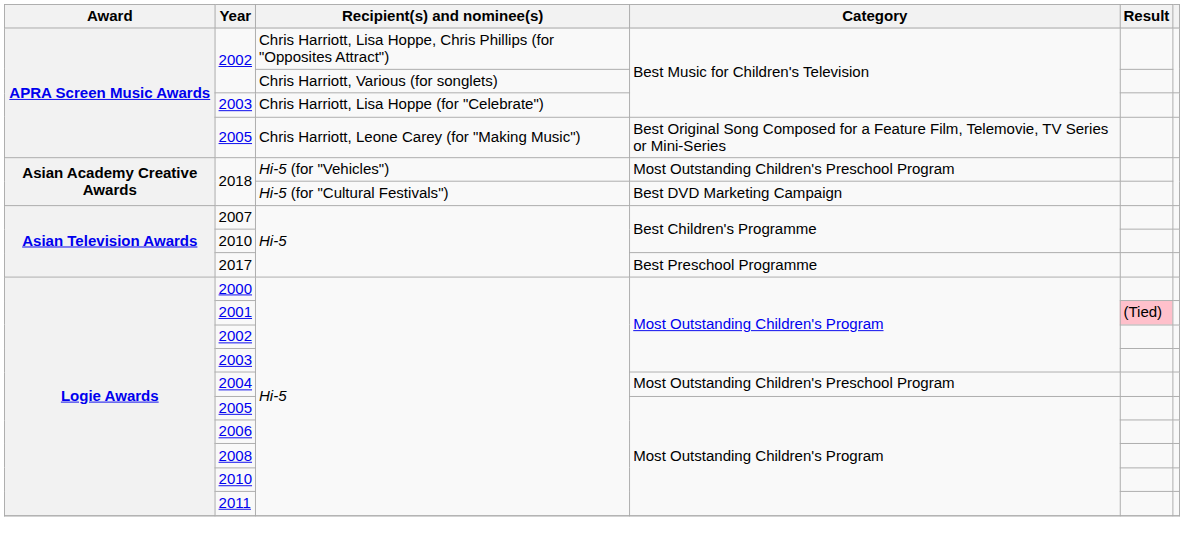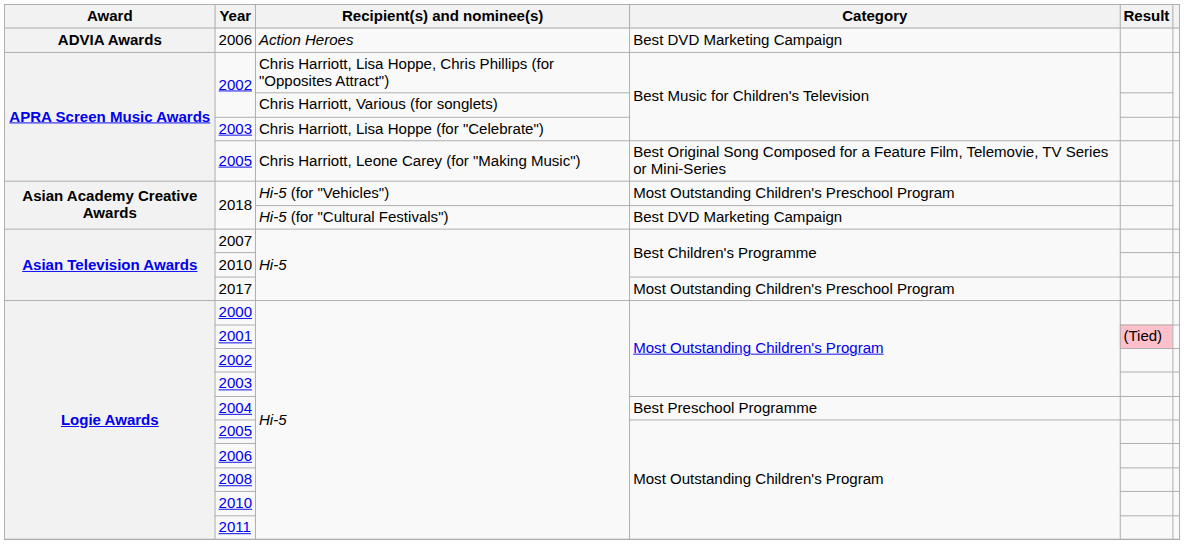+ row: (235, 40)
(725, 264) Best Preschool Programme -> (794, 288) Most Outstanding Children's Preschool Program
(794, 384) Most Outstanding Children's Preschool Program -> (725, 408) Best Preschool Programme
